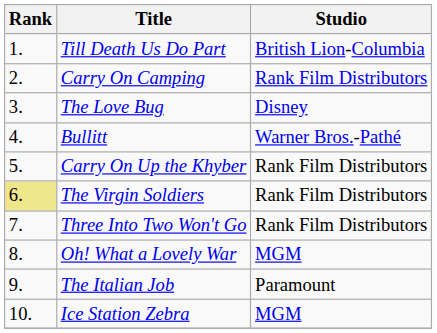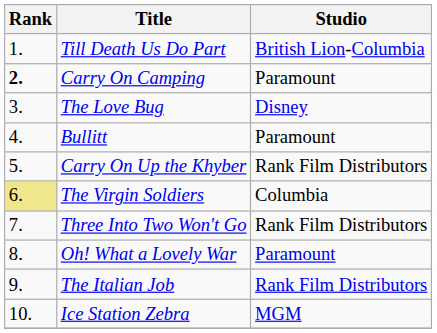(16, 78) normal -> (16, 78) bold
(341, 78) Rank Film Distributors -> (295, 78) Paramount
(328, 136) Warner Bros.-Pathé -> (295, 136) Paramount
(341, 195) Rank Film Distributors -> (292, 195) Columbia
(278, 254) MGM -> (295, 254) Paramount
(295, 284) Paramount -> (341, 284) Rank Film Distributors
